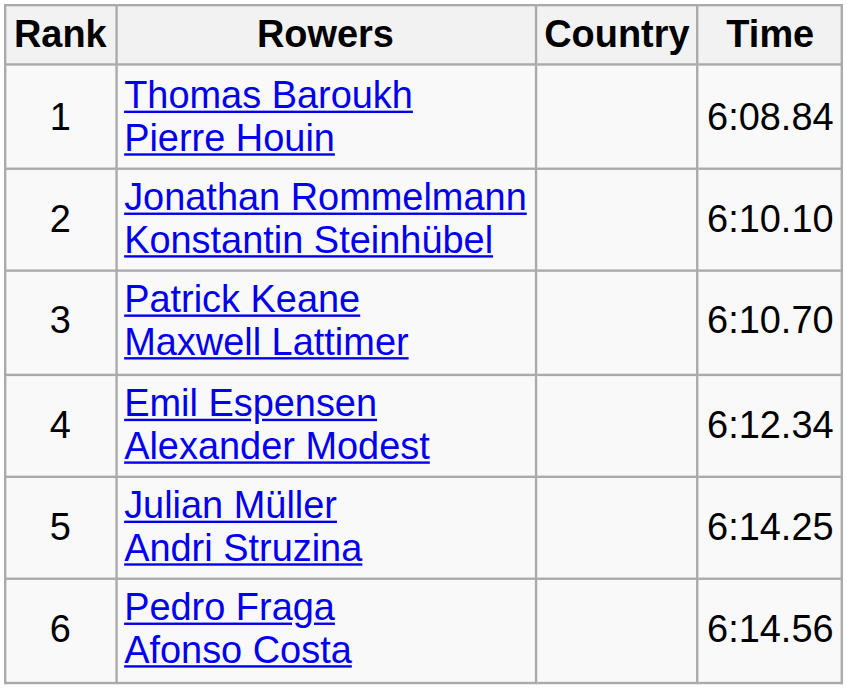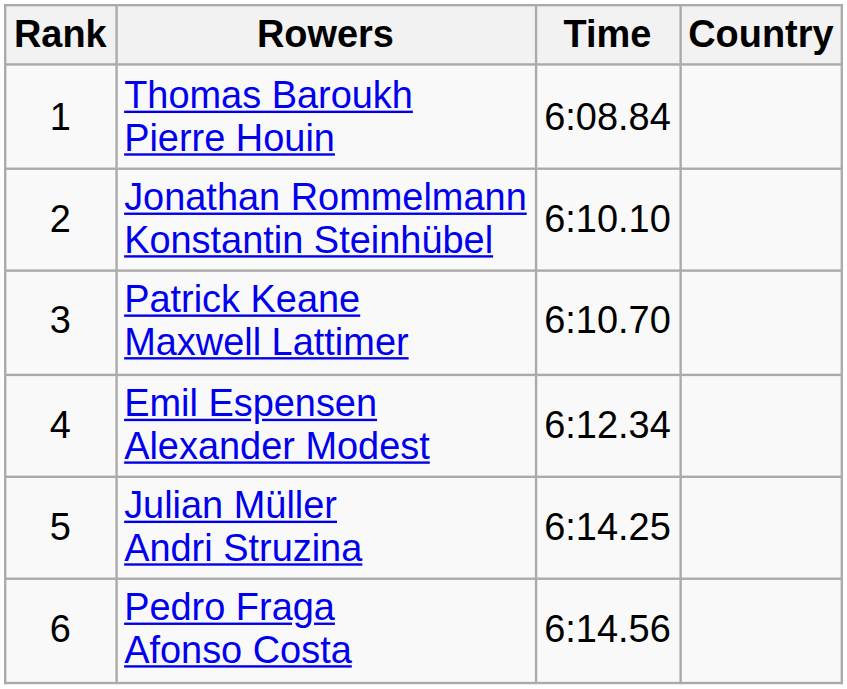columns swapped: (617, 34) <-> (770, 34)
